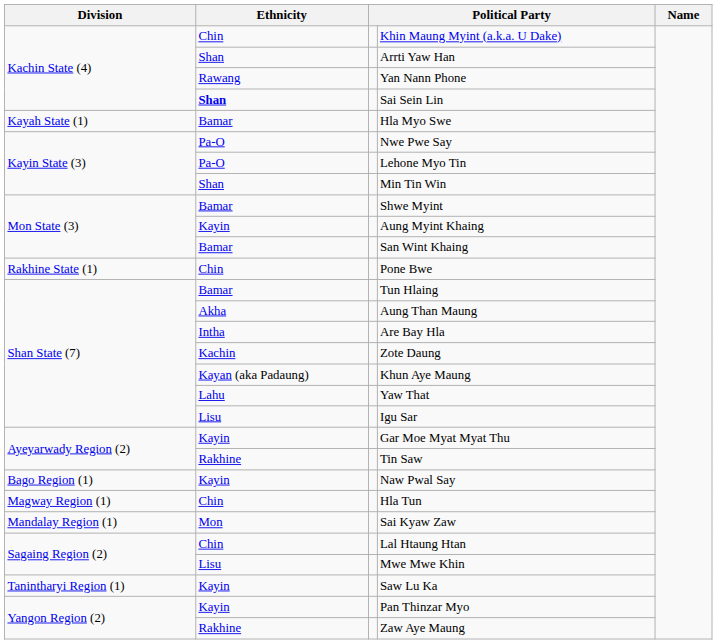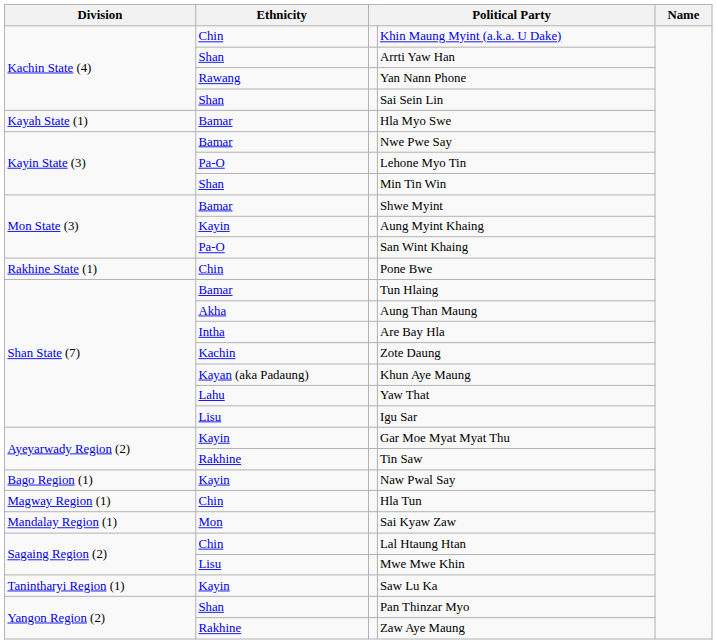(212, 100) bold -> (211, 100) normal
(212, 142) Pa-O -> (215, 142) Bamar
(215, 247) Bamar -> (212, 247) Pa-O
(214, 607) Kayin -> (211, 607) Shan
